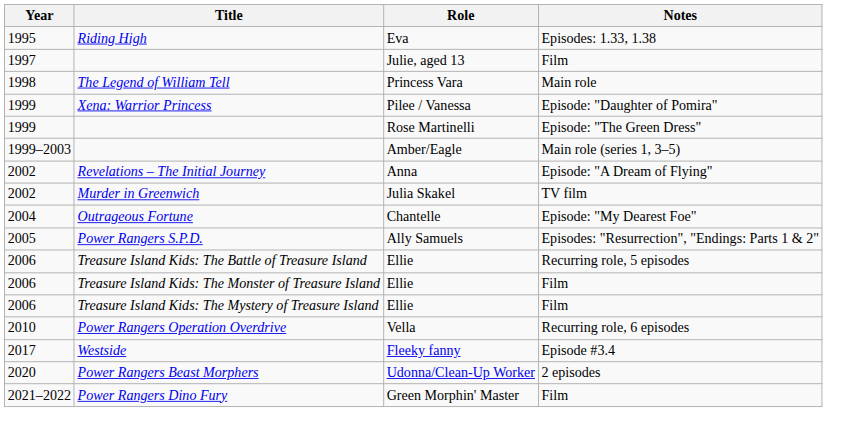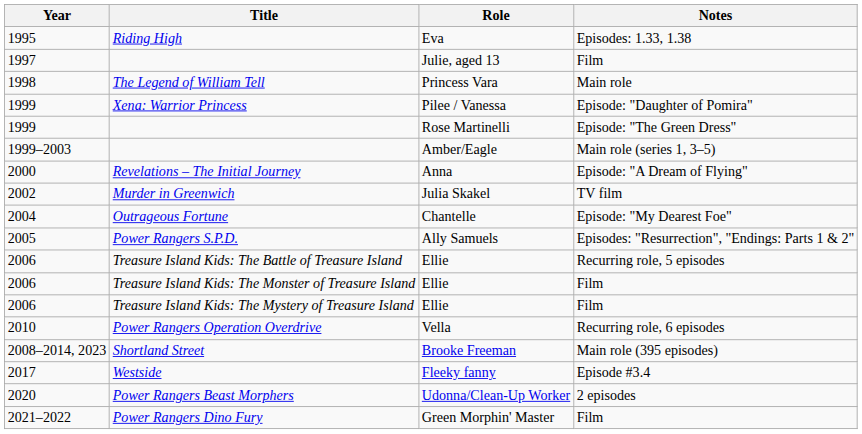(22, 171) 2002 -> (22, 171) 2000
+ row: (158, 350)
